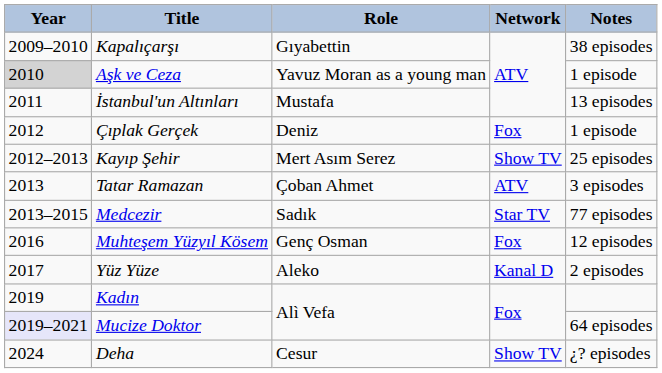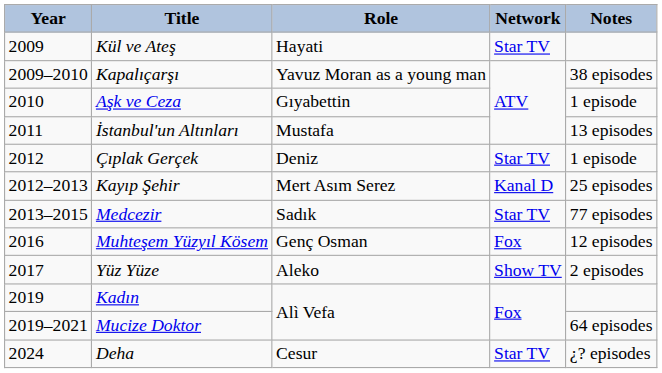+ row: (136, 46)
(313, 46) Gıyabettin -> (381, 74) Yavuz Moran as a young man
(26, 74) lightgrey background -> (26, 102) no background
(381, 74) Yavuz Moran as a young man -> (313, 102) Gıyabettin
(508, 130) Fox -> (522, 158) Star TV
(528, 158) Show TV -> (524, 185) Kanal D
- row: (150, 185)
(524, 269) Kanal D -> (528, 269) Show TV
(48, 325) lavender background -> (48, 325) no background
(528, 353) Show TV -> (522, 353) Star TV
